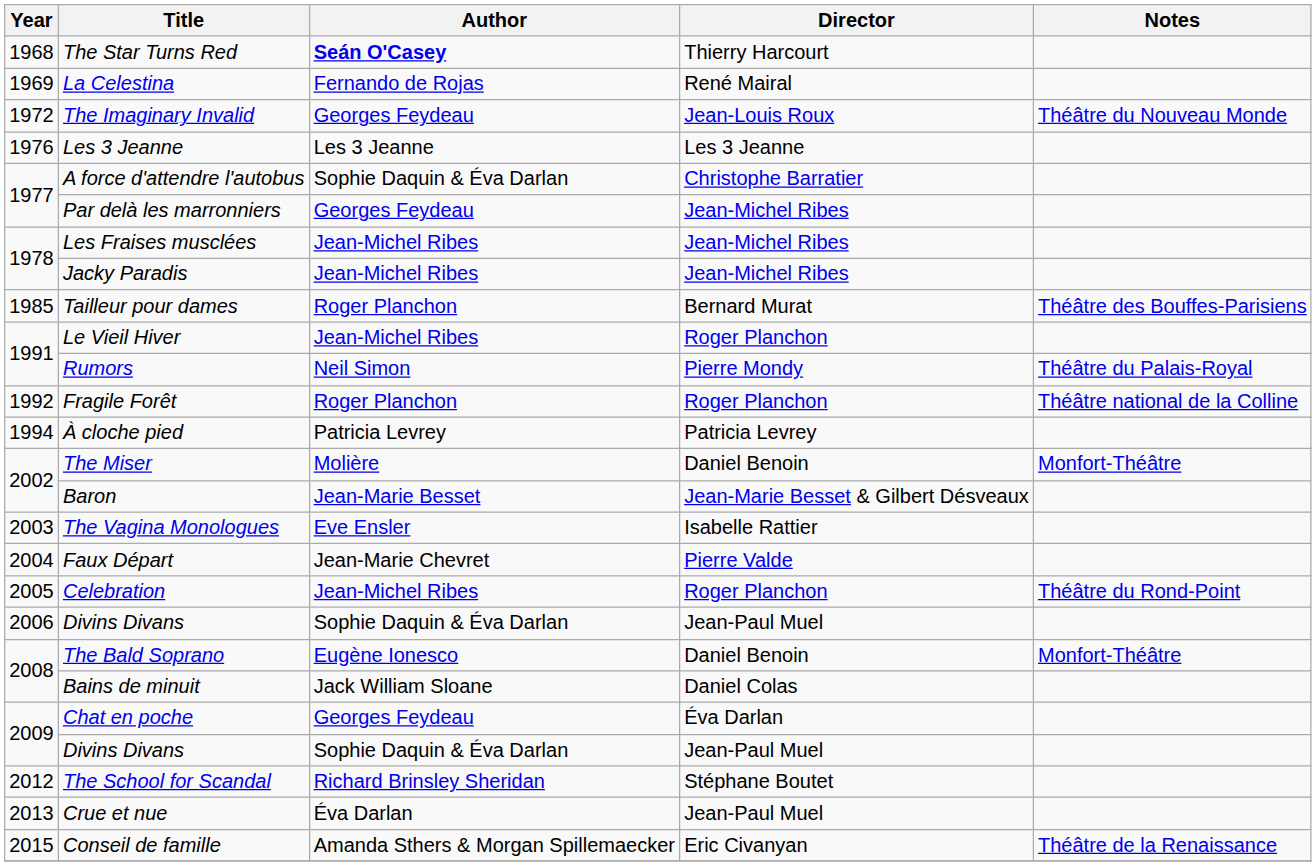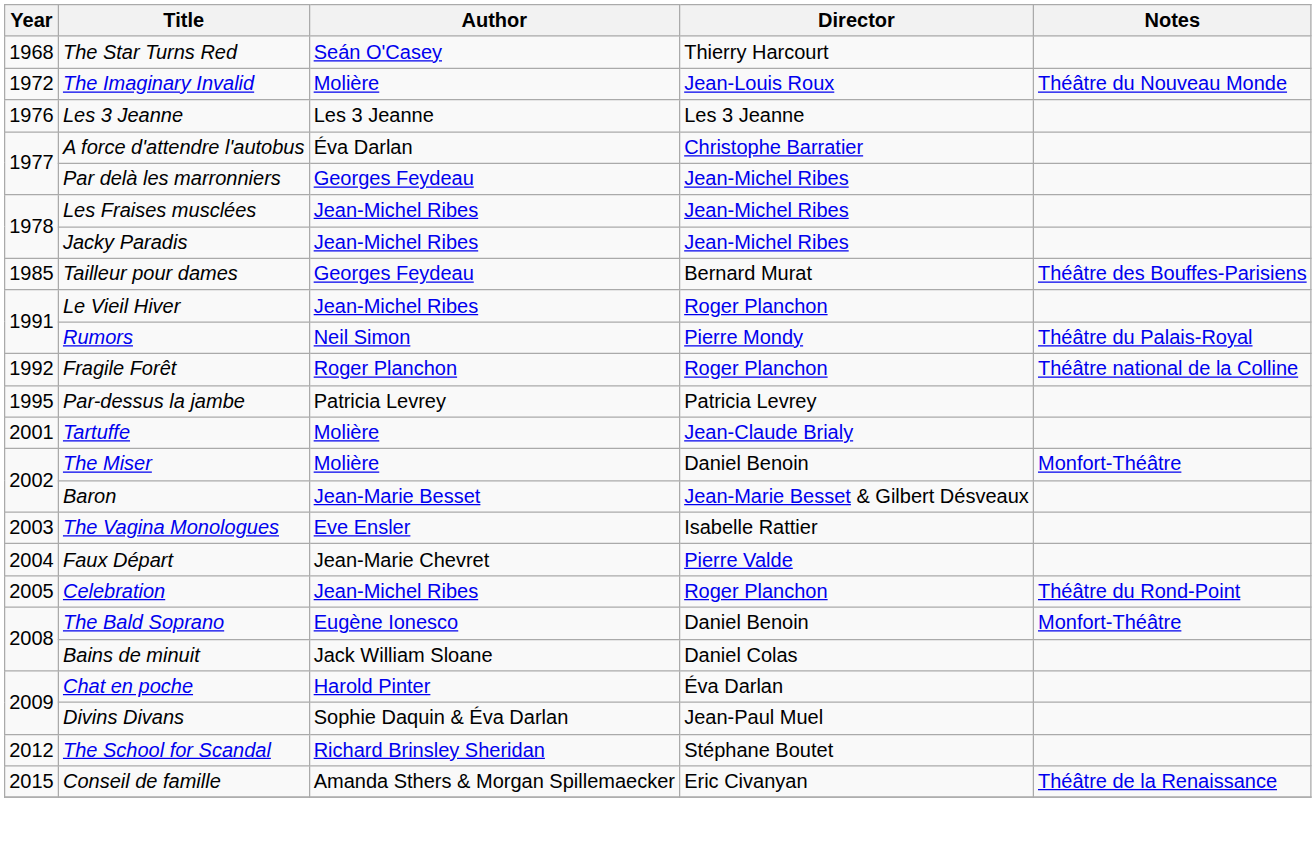(380, 52) bold -> (378, 52) normal
- row: (31, 83)
(394, 115) Georges Feydeau -> (346, 83) Molière
(441, 178) Sophie Daquin & Éva Darlan -> (363, 147) Éva Darlan
(385, 305) Roger Planchon -> (394, 274) Georges Feydeau
- row: (31, 432)
+ row: (31, 400)
+ row: (31, 432)
- row: (31, 623)
(394, 718) Georges Feydeau -> (372, 686) Harold Pinter
- row: (31, 813)
